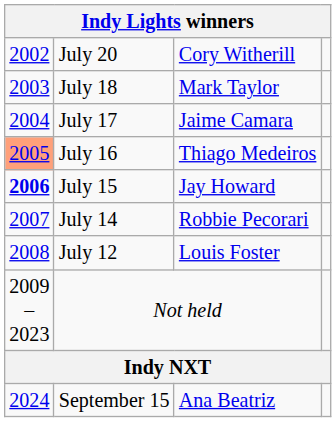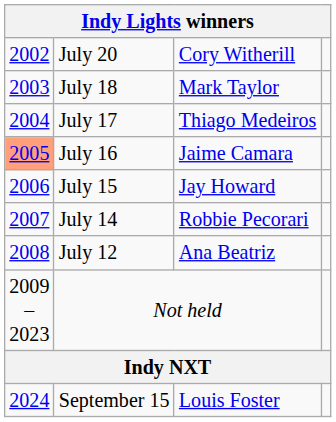(236, 120) Jaime Camara -> (248, 120) Thiago Medeiros
(248, 153) Thiago Medeiros -> (236, 153) Jaime Camara
(29, 186) bold -> (29, 186) normal
(229, 252) Louis Foster -> (227, 252) Ana Beatriz
(227, 399) Ana Beatriz -> (229, 399) Louis Foster
